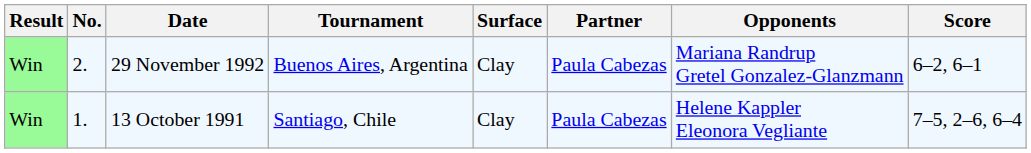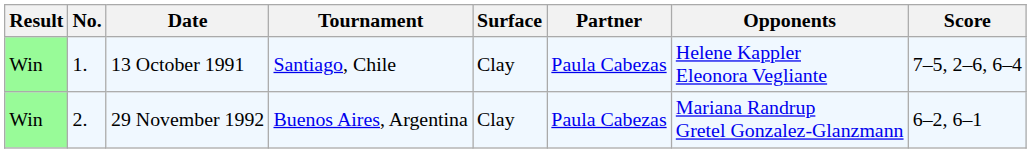rows swapped: (178, 119) <-> (188, 63)
